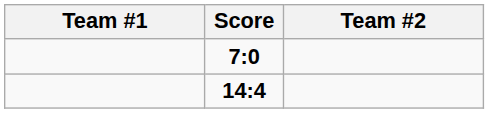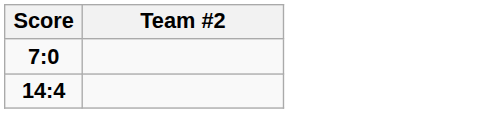- column: (105, 21)
